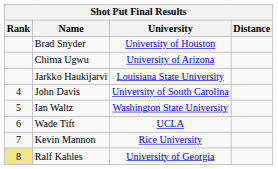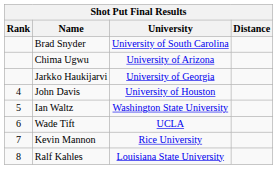(170, 44) University of Houston -> (170, 44) University of South Carolina
(170, 76) Louisiana State University -> (170, 76) University of Georgia
(170, 92) University of South Carolina -> (170, 92) University of Houston
(18, 156) khaki background -> (18, 156) no background
(170, 156) University of Georgia -> (170, 156) Louisiana State University
